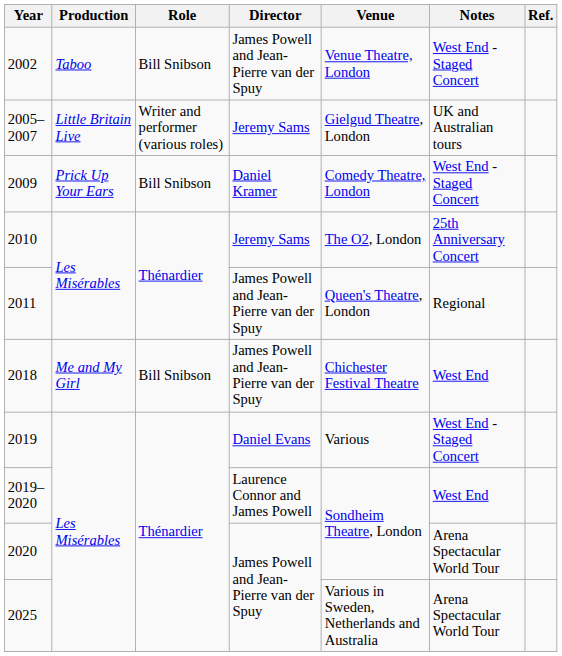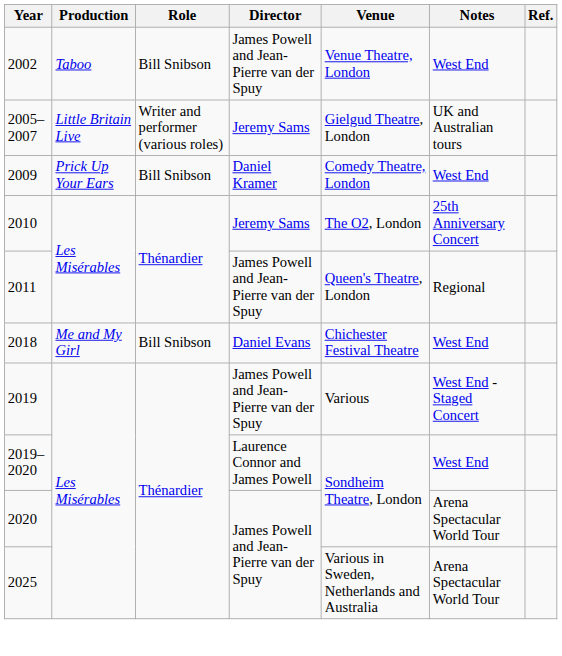(465, 63) West End - Staged Concert -> (461, 63) West End
(465, 183) West End - Staged Concert -> (461, 175) West End
(273, 375) James Powell and Jean-Pierre van der Spuy -> (271, 342) Daniel Evans
(271, 439) Daniel Evans -> (273, 398) James Powell and Jean-Pierre van der Spuy
